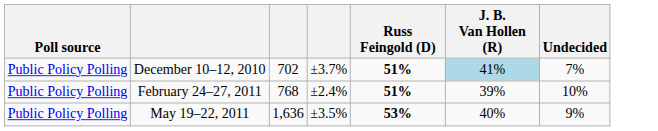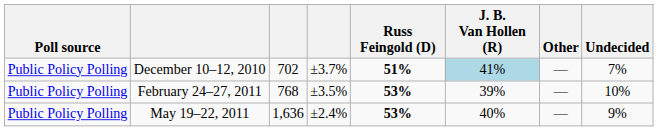+ column: (561, 47)
(329, 92) ±2.4% -> (329, 92) ±3.5%
(398, 92) 51% -> (398, 92) 53%
(329, 114) ±3.5% -> (329, 114) ±2.4%
